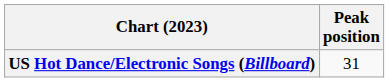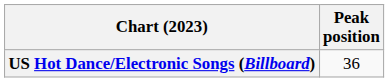(351, 63) 31 -> (351, 63) 36
